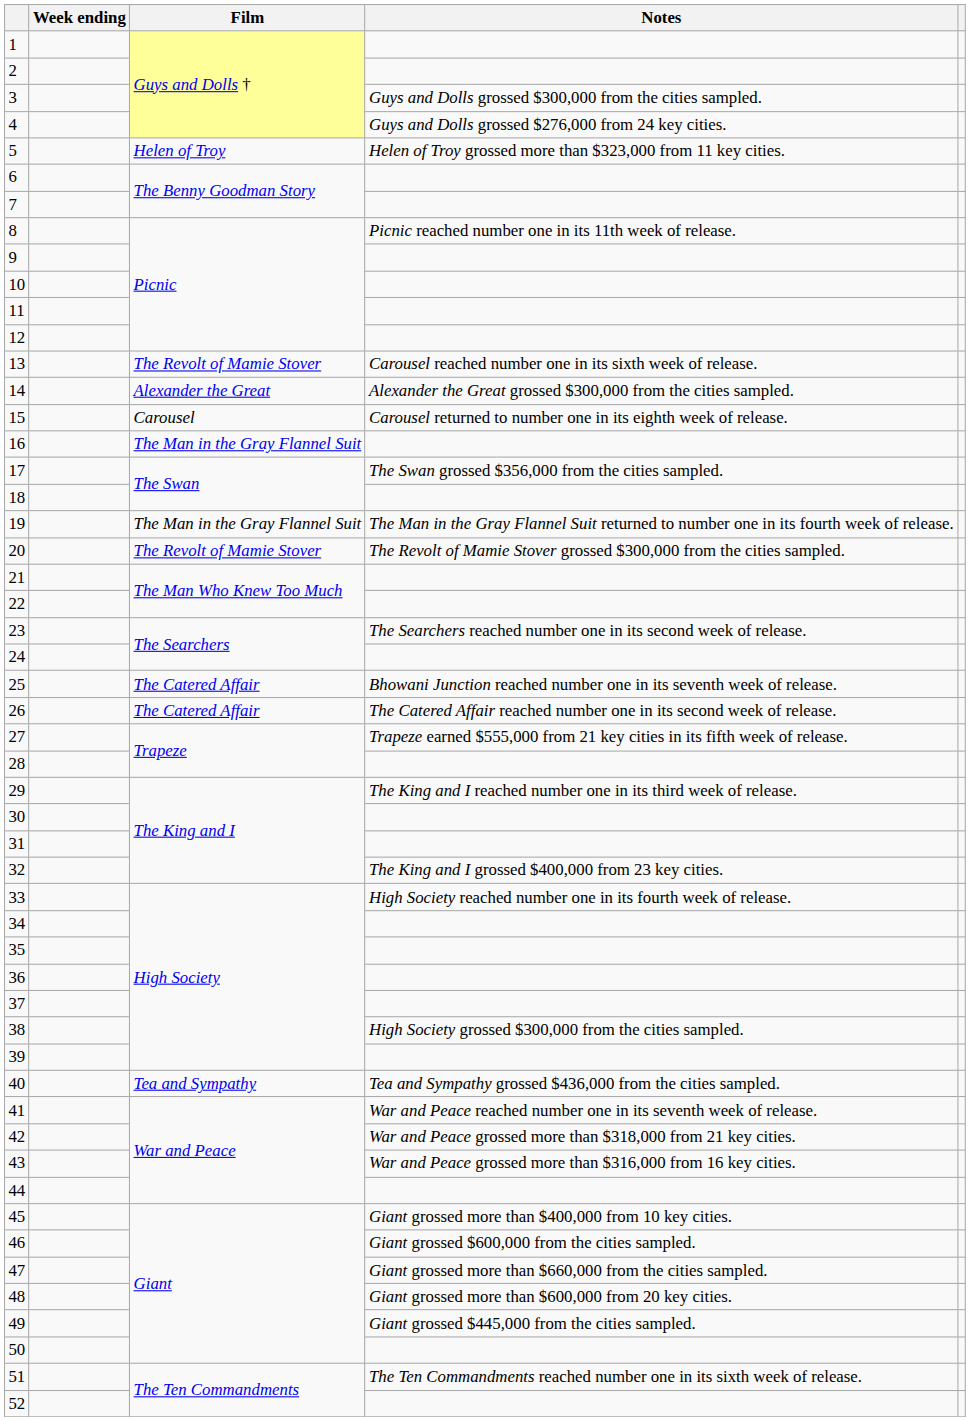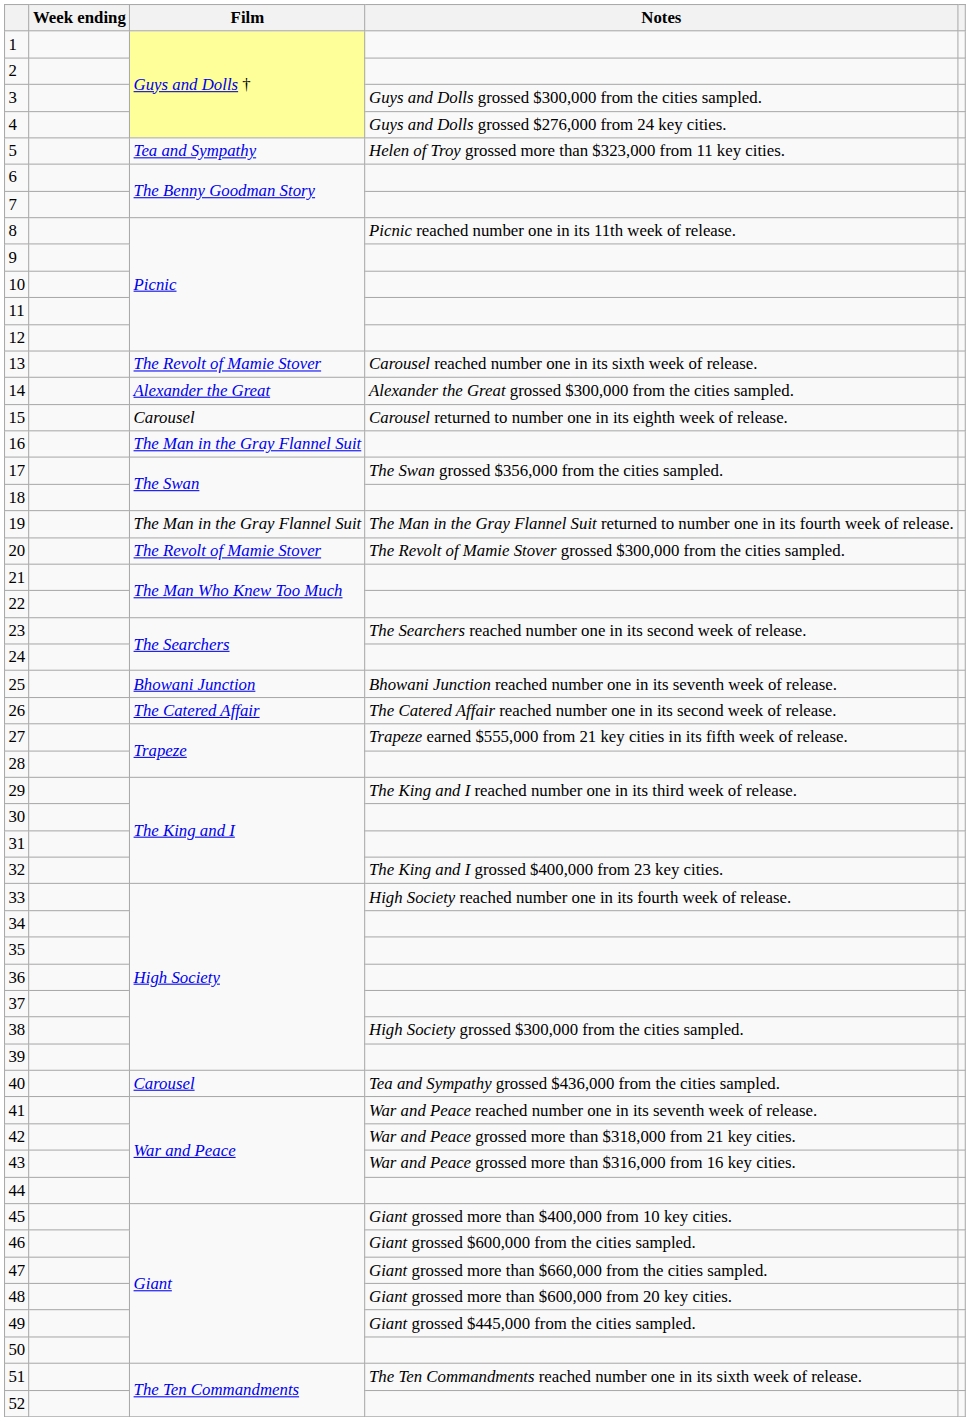(179, 151) Helen of Troy -> (195, 151) Tea and Sympathy
(197, 683) The Catered Affair -> (194, 683) Bhowani Junction
(195, 1083) Tea and Sympathy -> (164, 1083) Carousel
